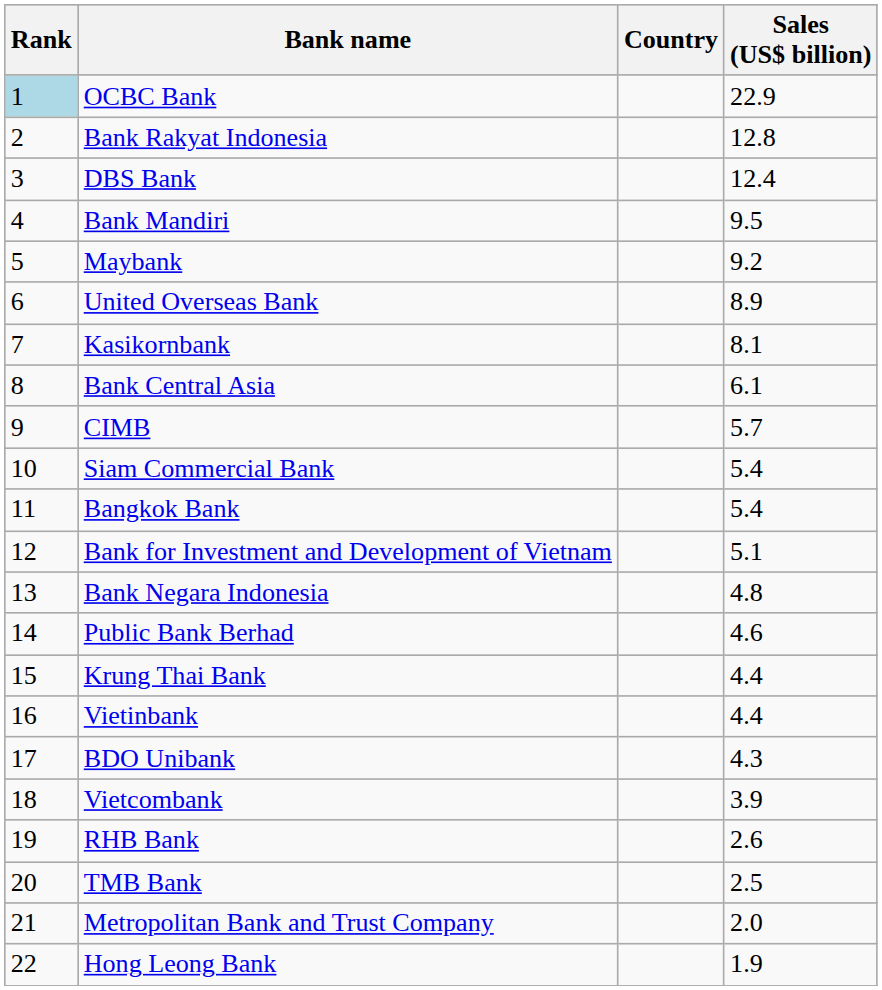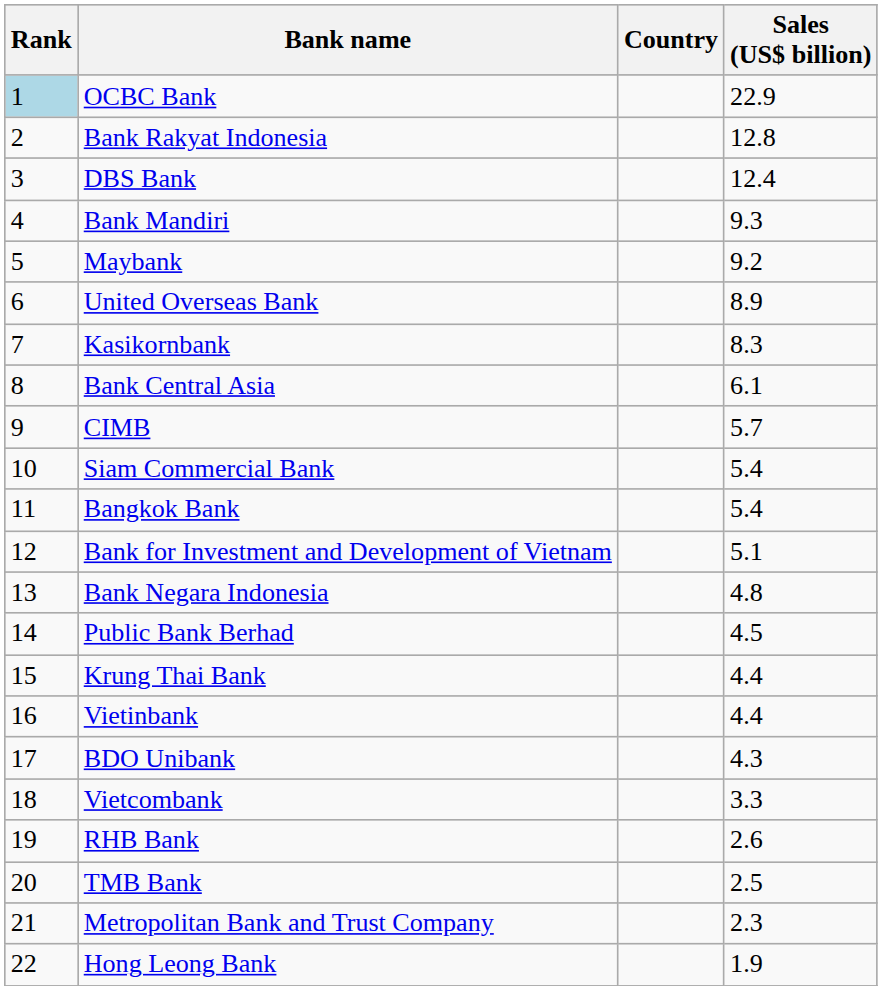(746, 219) 9.5 -> (746, 219) 9.3
(746, 344) 8.1 -> (746, 344) 8.3
(746, 633) 4.6 -> (746, 633) 4.5
(746, 799) 3.9 -> (746, 799) 3.3
(746, 923) 2.0 -> (746, 923) 2.3
